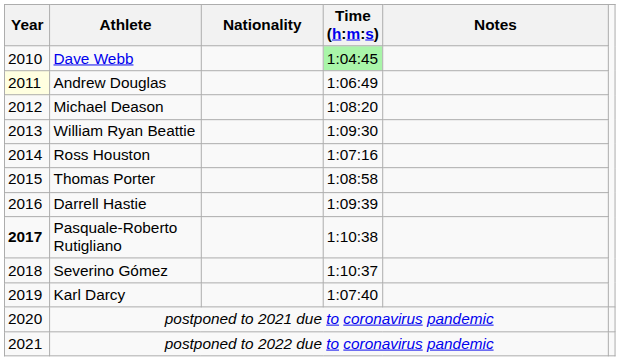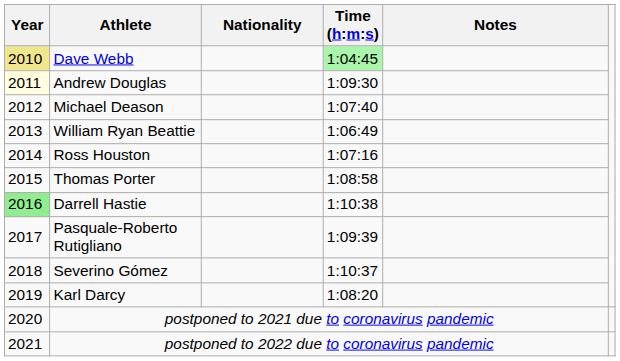(25, 58) no background -> (25, 58) khaki background
(352, 82) 1:06:49 -> (352, 82) 1:09:30
(352, 107) 1:08:20 -> (352, 107) 1:07:40
(352, 131) 1:09:30 -> (352, 131) 1:06:49
(25, 204) no background -> (25, 204) lightgreen background
(352, 204) 1:09:39 -> (352, 204) 1:10:38
(25, 237) bold -> (25, 237) normal
(352, 237) 1:10:38 -> (352, 237) 1:09:39
(352, 294) 1:07:40 -> (352, 294) 1:08:20
